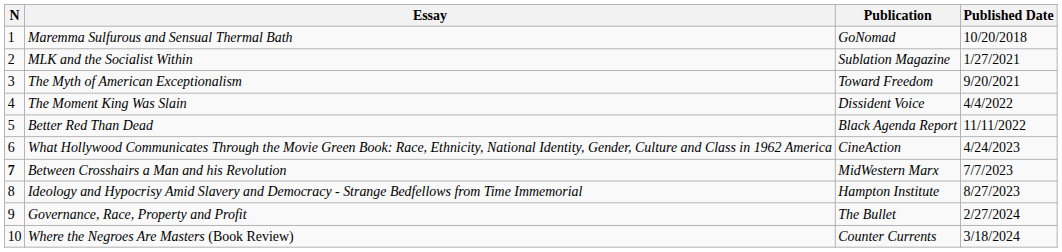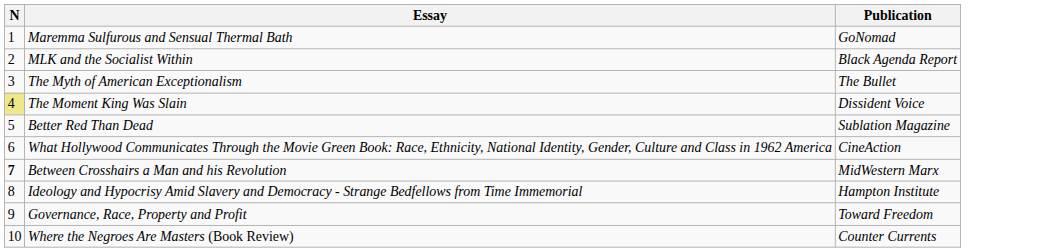- column: (1009, 15)
(894, 59) Sublation Magazine -> (898, 59) Black Agenda Report
(886, 81) Toward Freedom -> (867, 81) The Bullet
(11, 103) no background -> (11, 103) khaki background
(898, 125) Black Agenda Report -> (894, 125) Sublation Magazine
(867, 214) The Bullet -> (886, 214) Toward Freedom
